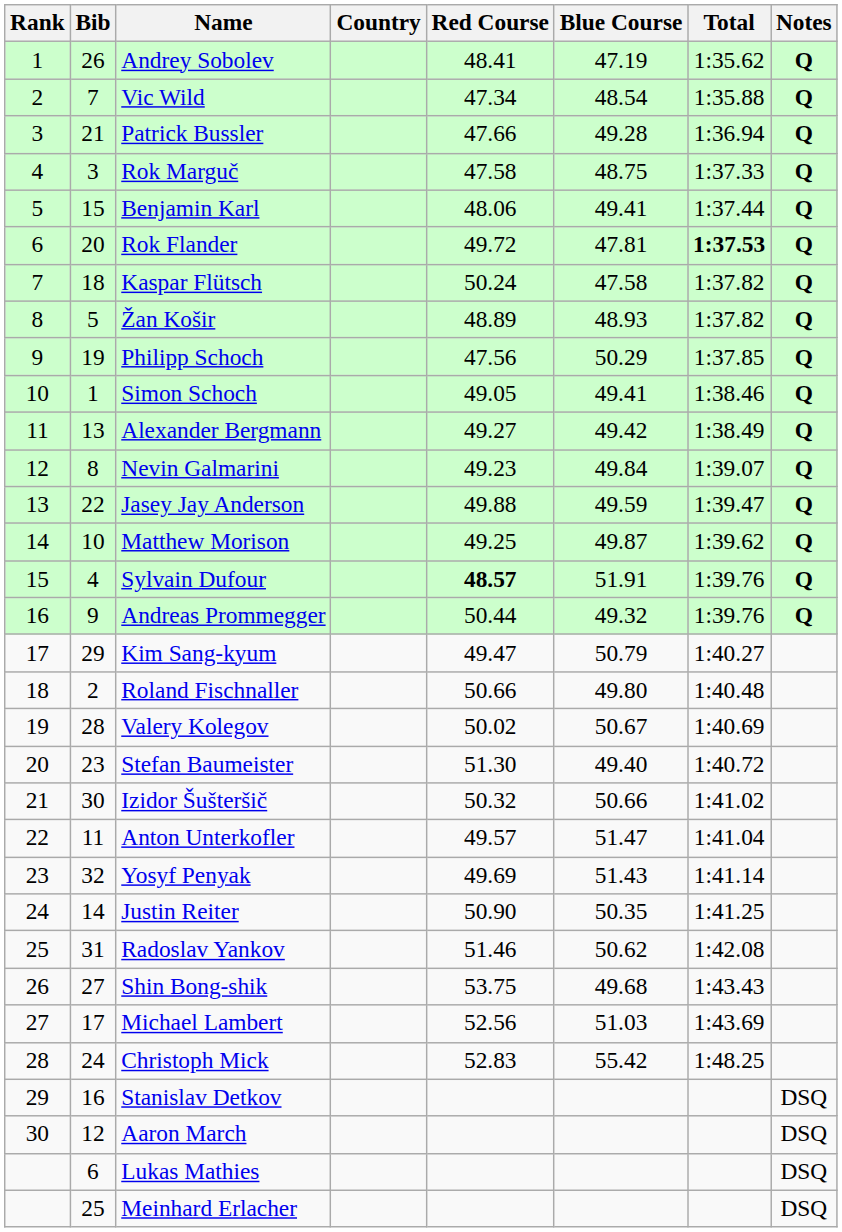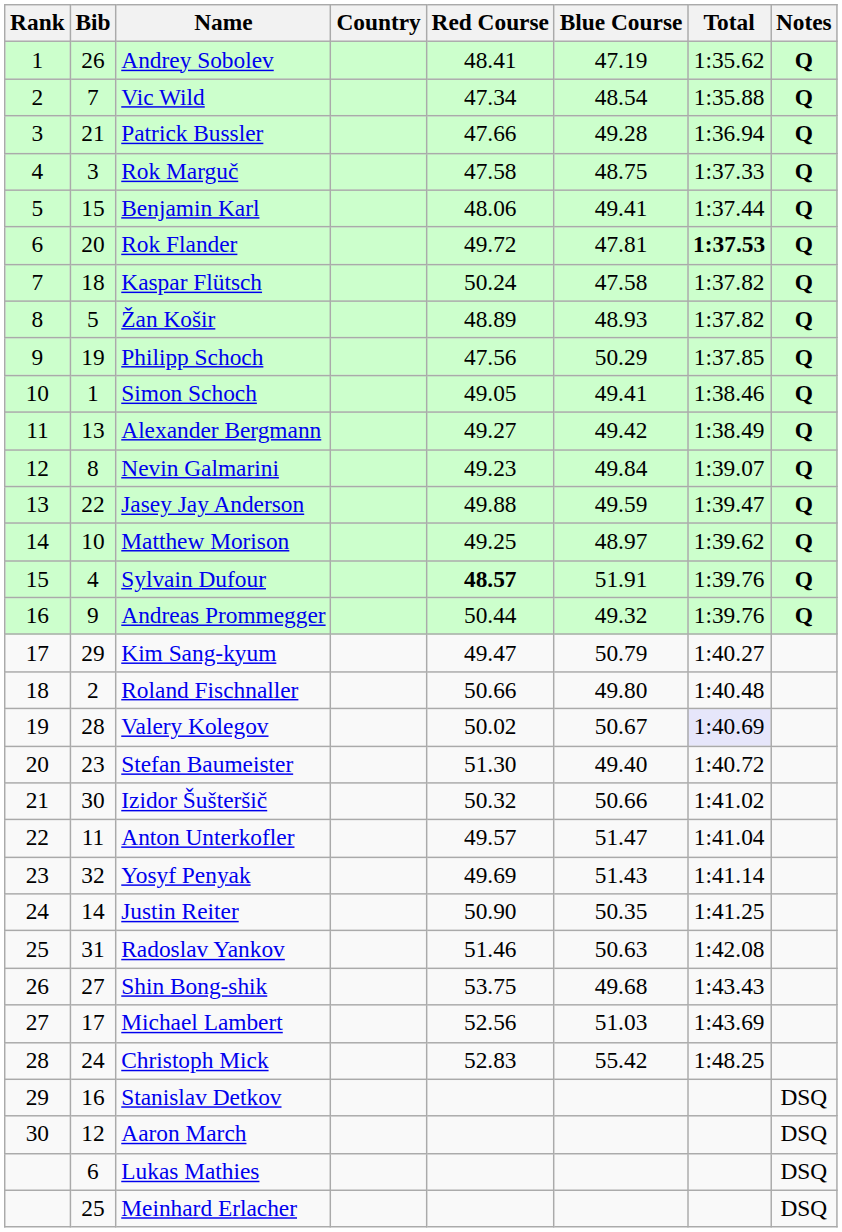(621, 541) 49.87 -> (621, 541) 48.97
(729, 726) no background -> (729, 726) lavender background
(621, 949) 50.62 -> (621, 949) 50.63
